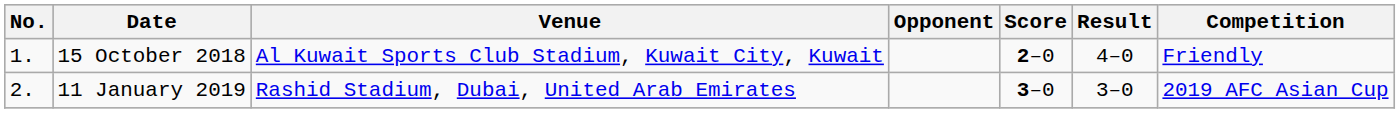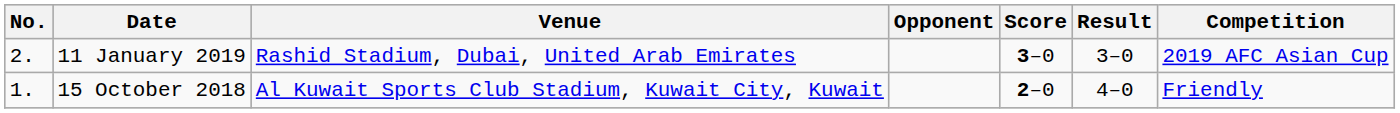rows swapped: (152, 56) <-> (152, 90)
